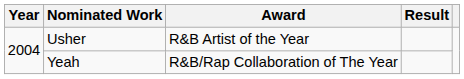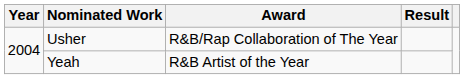(239, 39) R&B Artist of the Year -> (283, 39) R&B/Rap Collaboration of The Year
(283, 62) R&B/Rap Collaboration of The Year -> (239, 62) R&B Artist of the Year
